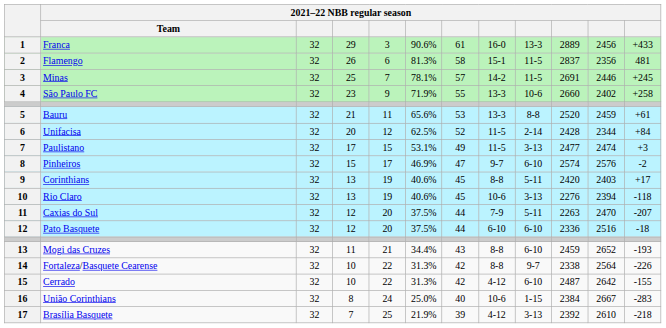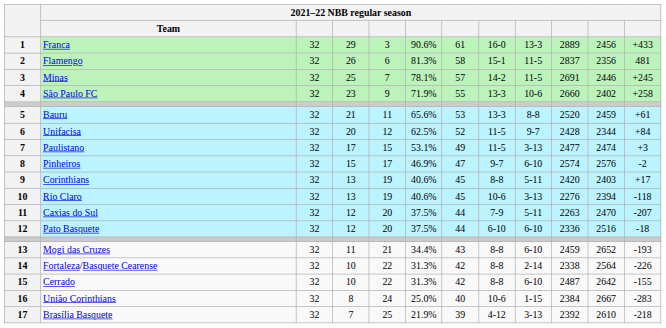(533, 131) 2-14 -> (533, 131) 9-7
(533, 266) 9-7 -> (533, 266) 2-14
(497, 282) 4-12 -> (497, 282) 8-8
